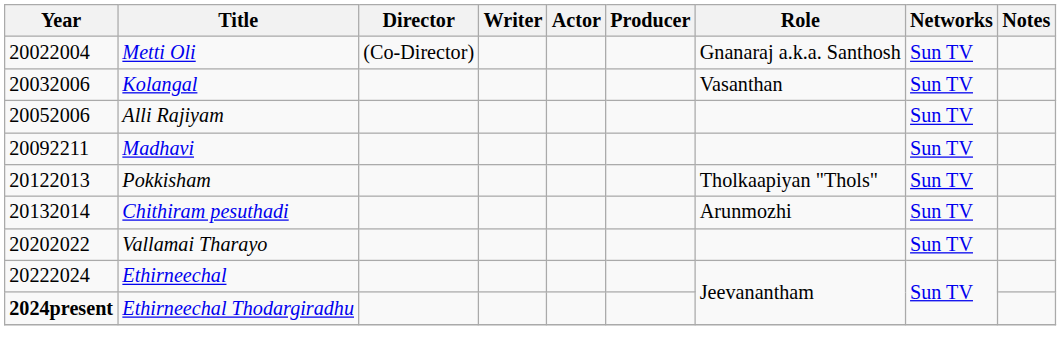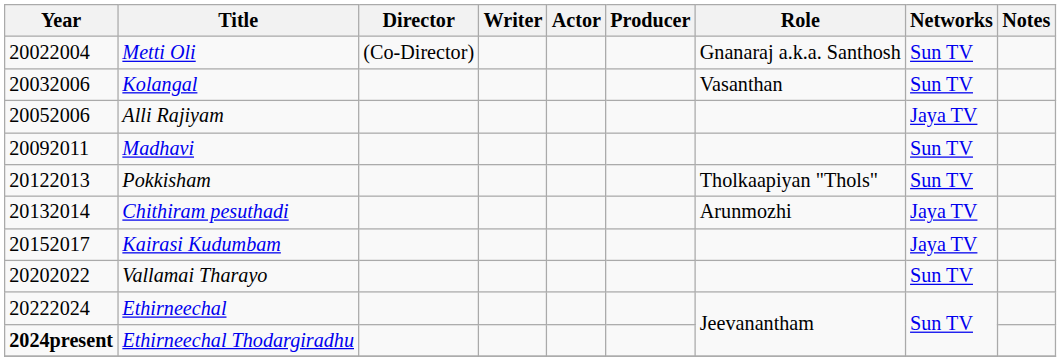(942, 116) Sun TV -> (944, 116) Jaya TV
(49, 148) 20092211 -> (49, 148) 20092011
(942, 212) Sun TV -> (944, 212) Jaya TV
+ row: (202, 244)
